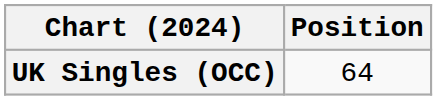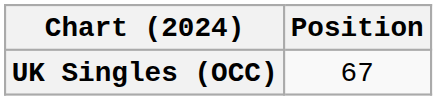(357, 73) 64 -> (357, 73) 67
